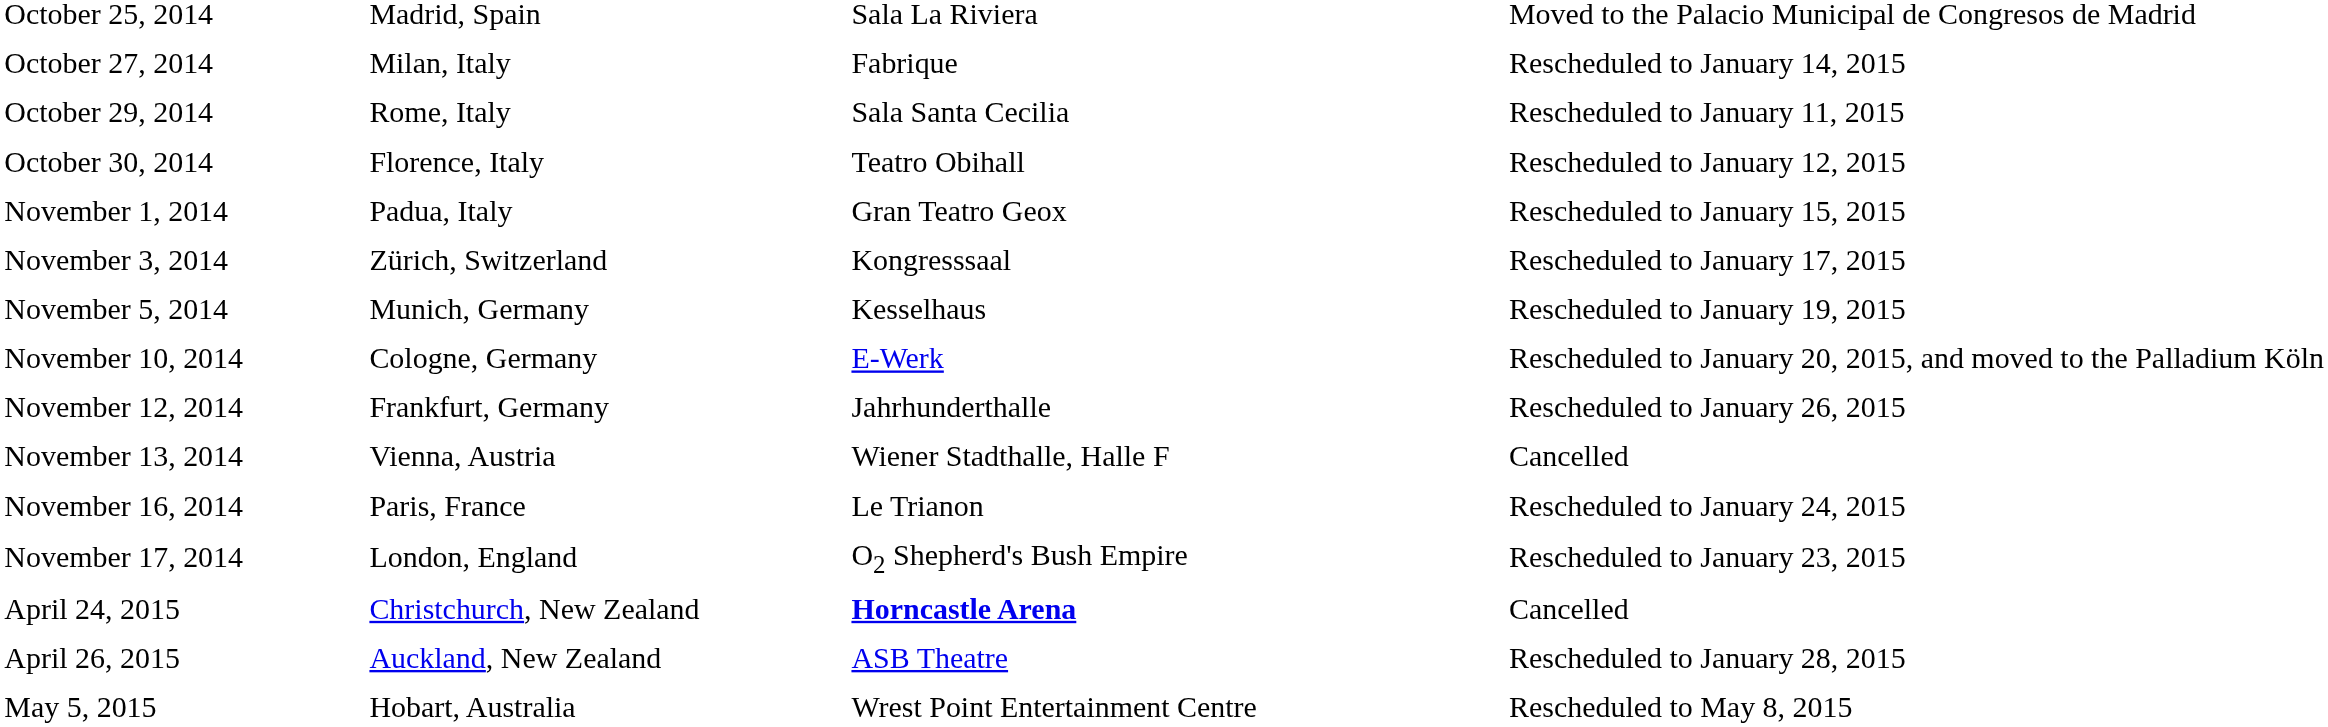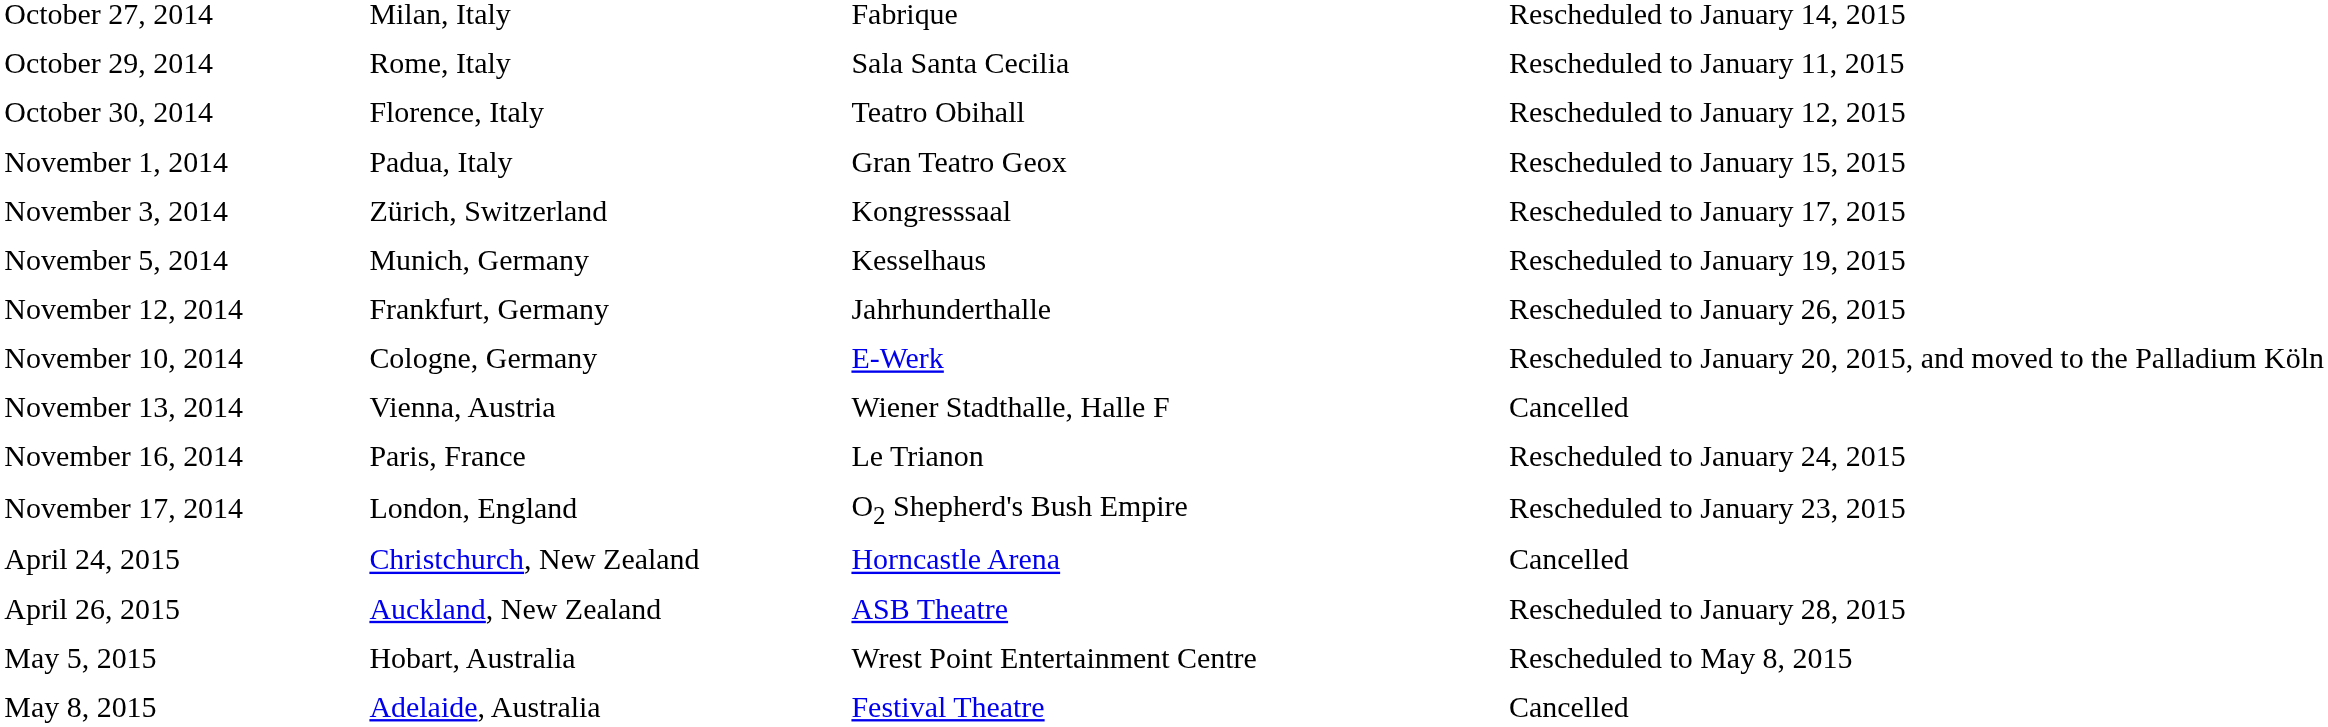- row: (109, 15)
rows swapped: (124, 359) <-> (124, 408)
(964, 608) bold -> (956, 559) normal
+ row: (80, 706)
